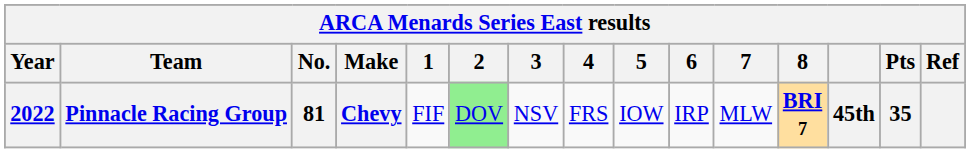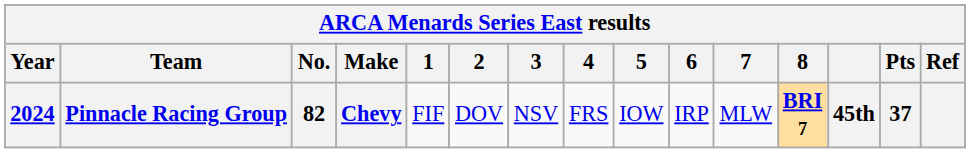(32, 114) 2022 -> (32, 114) 2024
(314, 114) 81 -> (314, 114) 82
(479, 114) lightgreen background -> (479, 114) no background
(900, 114) 35 -> (900, 114) 37
